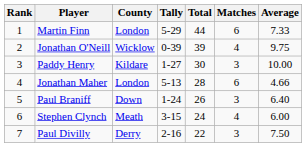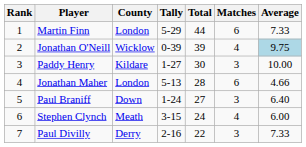(280, 47) no background -> (280, 47) lightblue background
(200, 99) 26 -> (200, 99) 27
(280, 133) 7.50 -> (280, 133) 7.33
